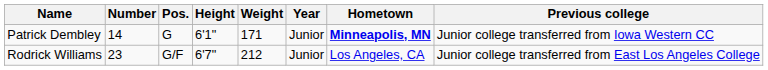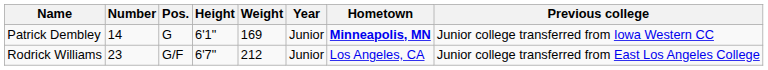(251, 34) 171 -> (251, 34) 169
